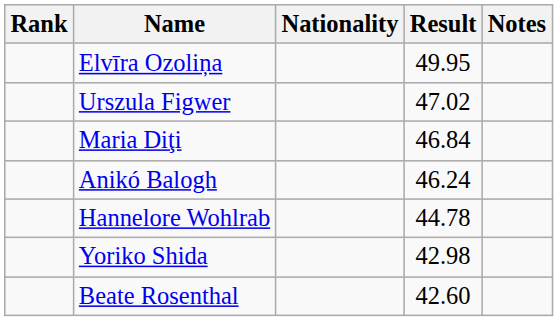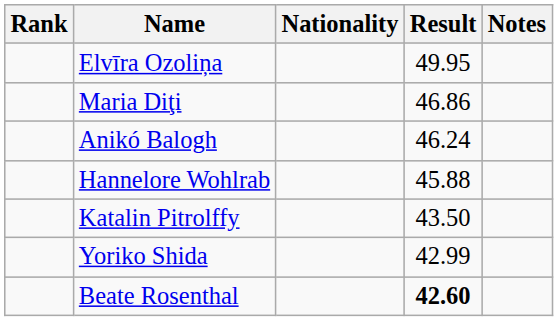- row: (155, 101)
(443, 140) 46.84 -> (443, 101) 46.86
(443, 218) 44.78 -> (443, 179) 45.88
+ row: (159, 218)
(443, 256) 42.98 -> (443, 256) 42.99
(443, 295) normal -> (443, 295) bold
